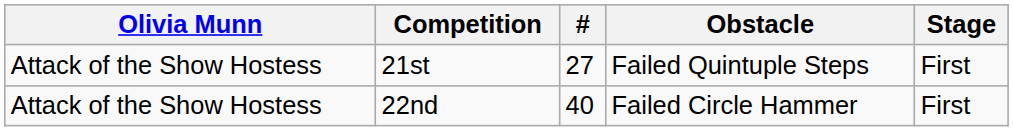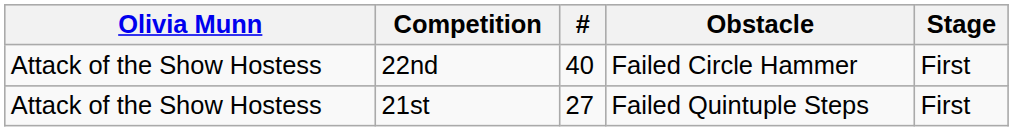rows swapped: (406, 65) <-> (410, 105)
